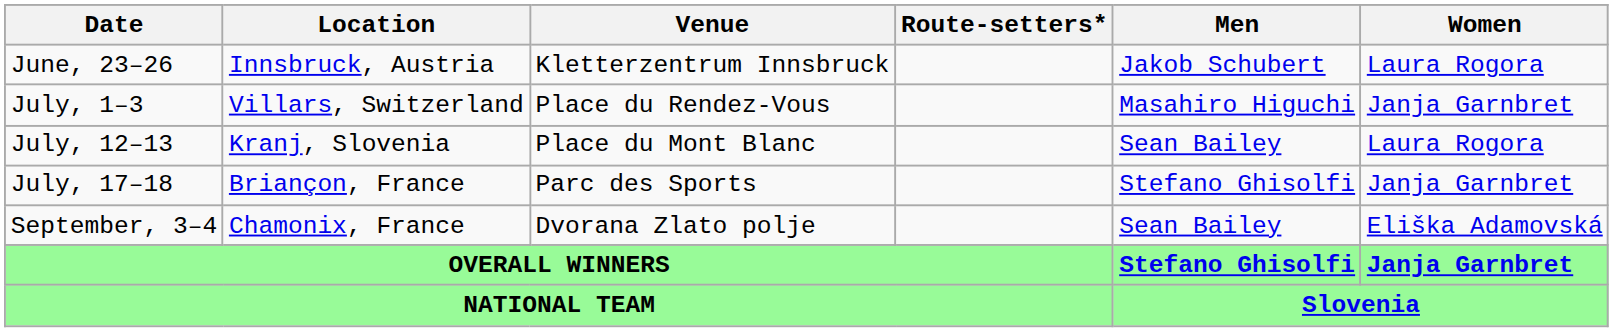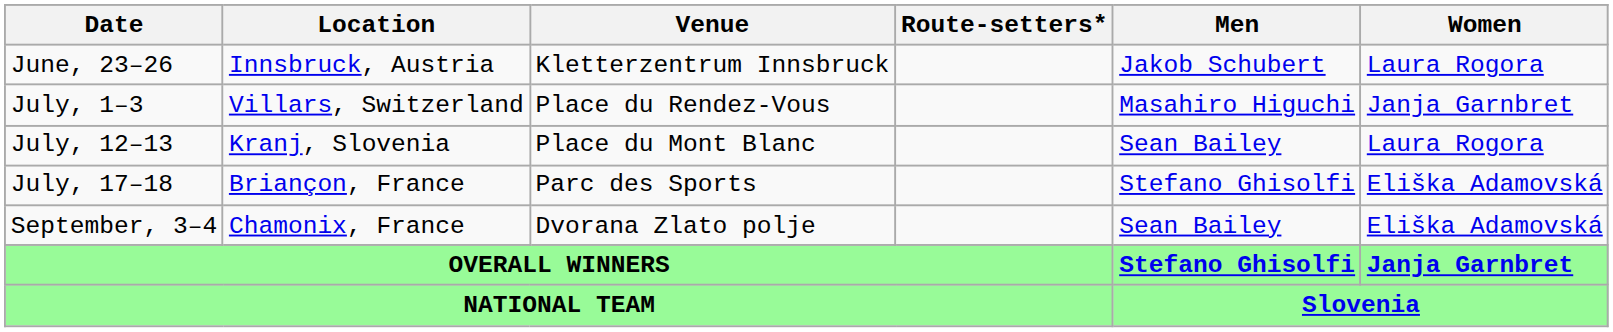(1470, 185) Janja Garnbret -> (1485, 185) Eliška Adamovská
